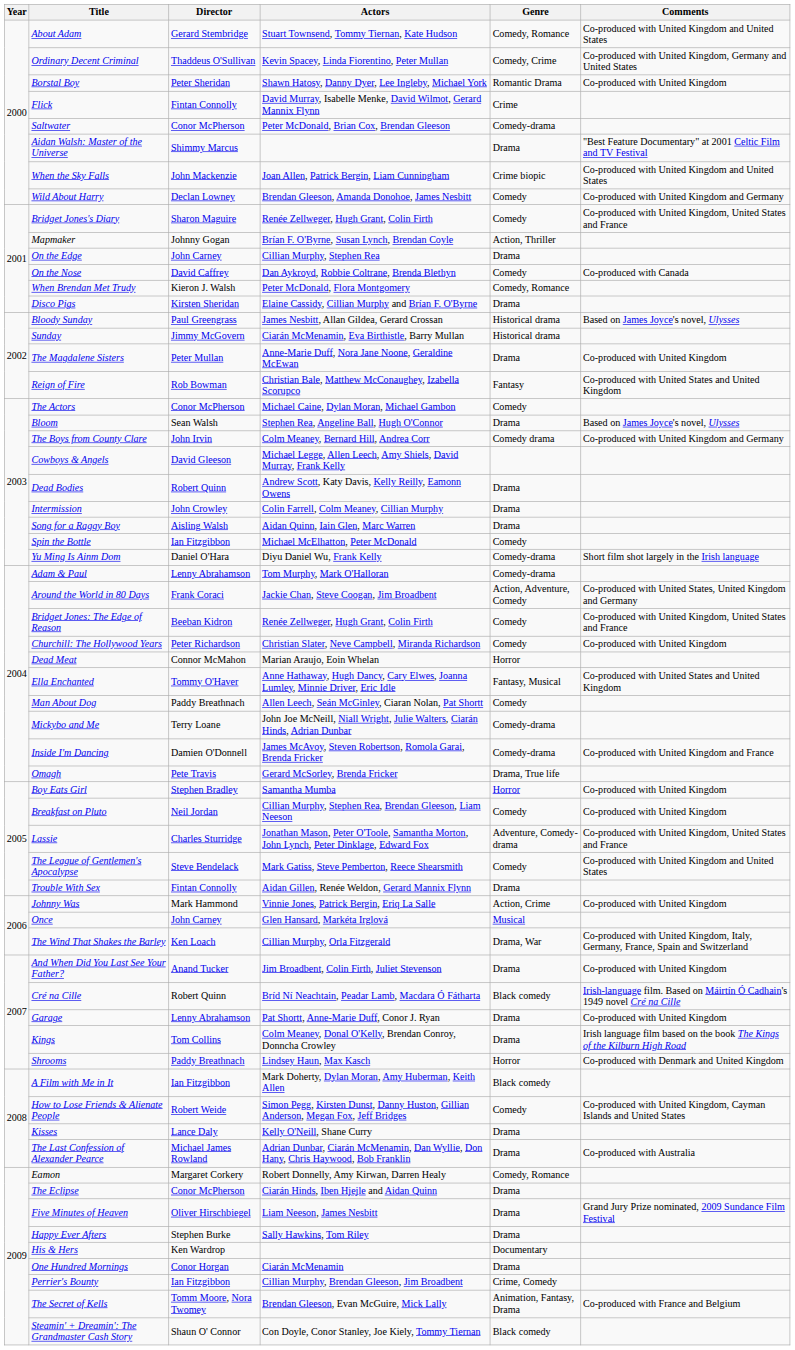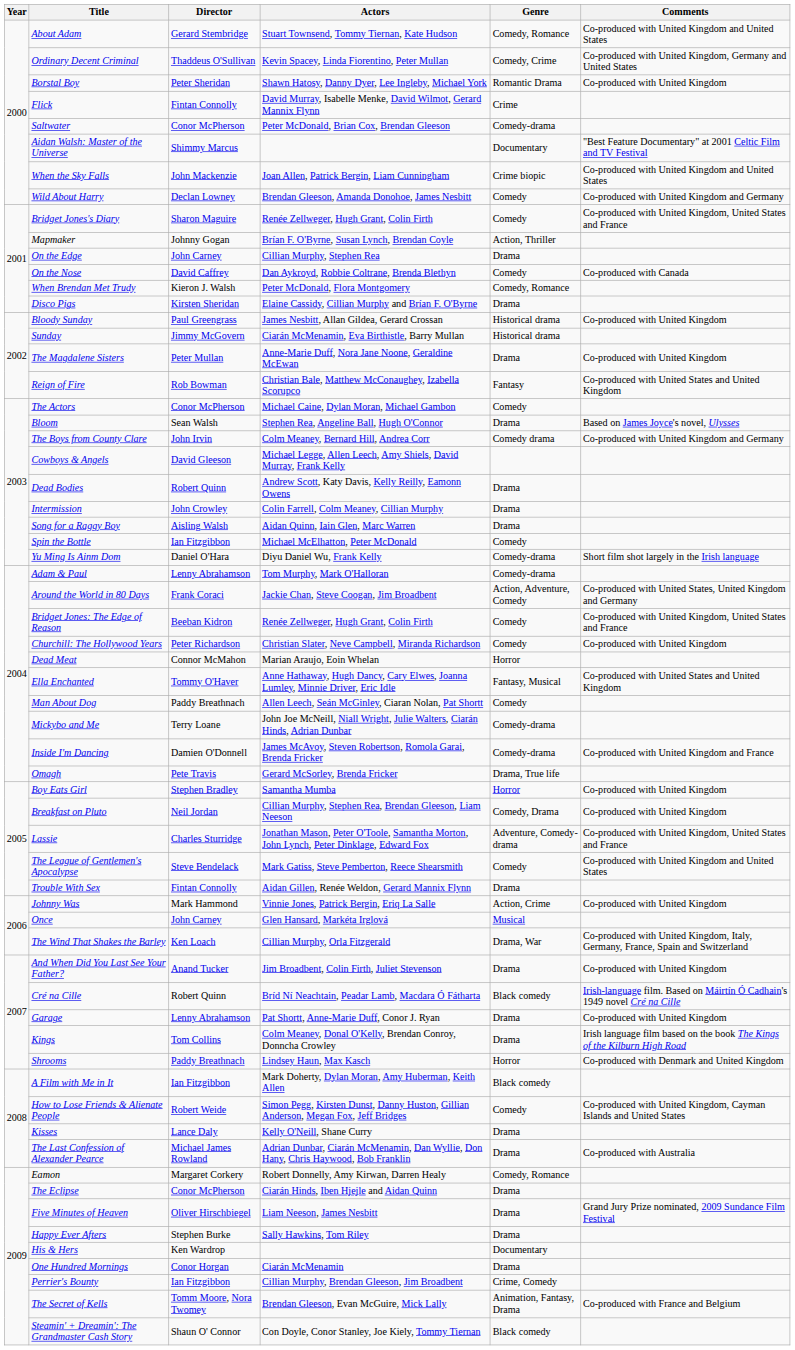(506, 148) Drama -> (520, 148) Documentary
(661, 320) Based on James Joyce's novel, Ulysses -> (655, 320) Co-produced with United Kingdom
(510, 811) Comedy -> (526, 811) Comedy, Drama
